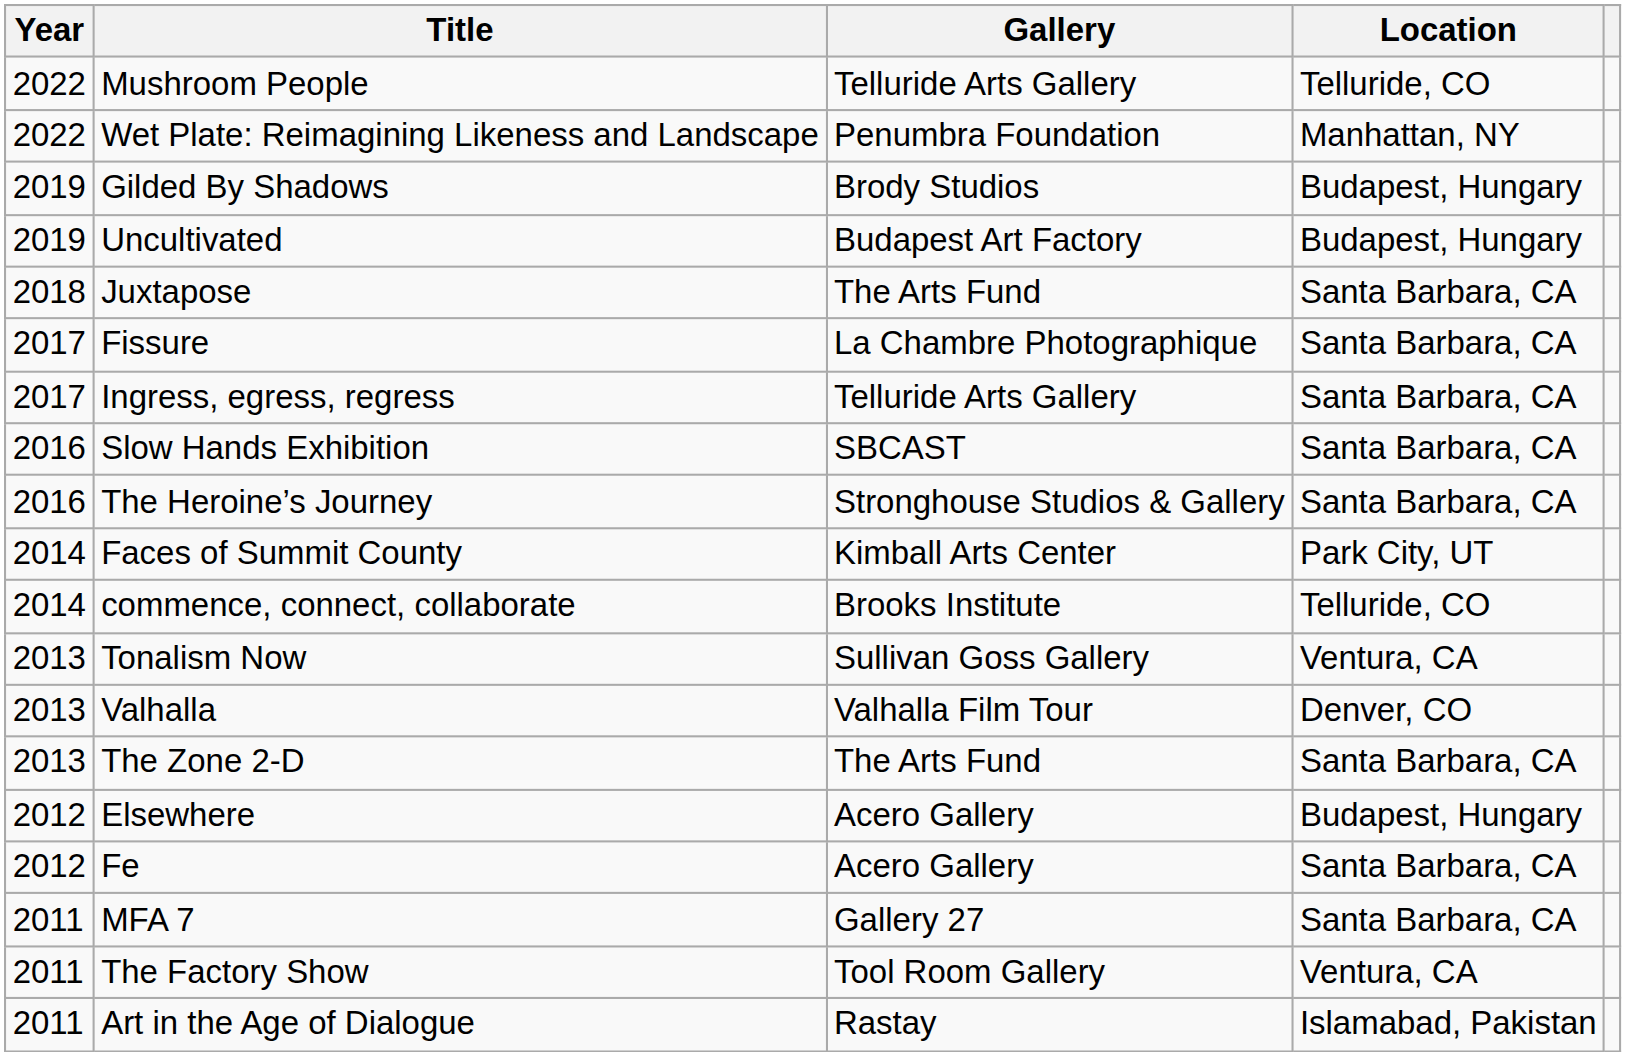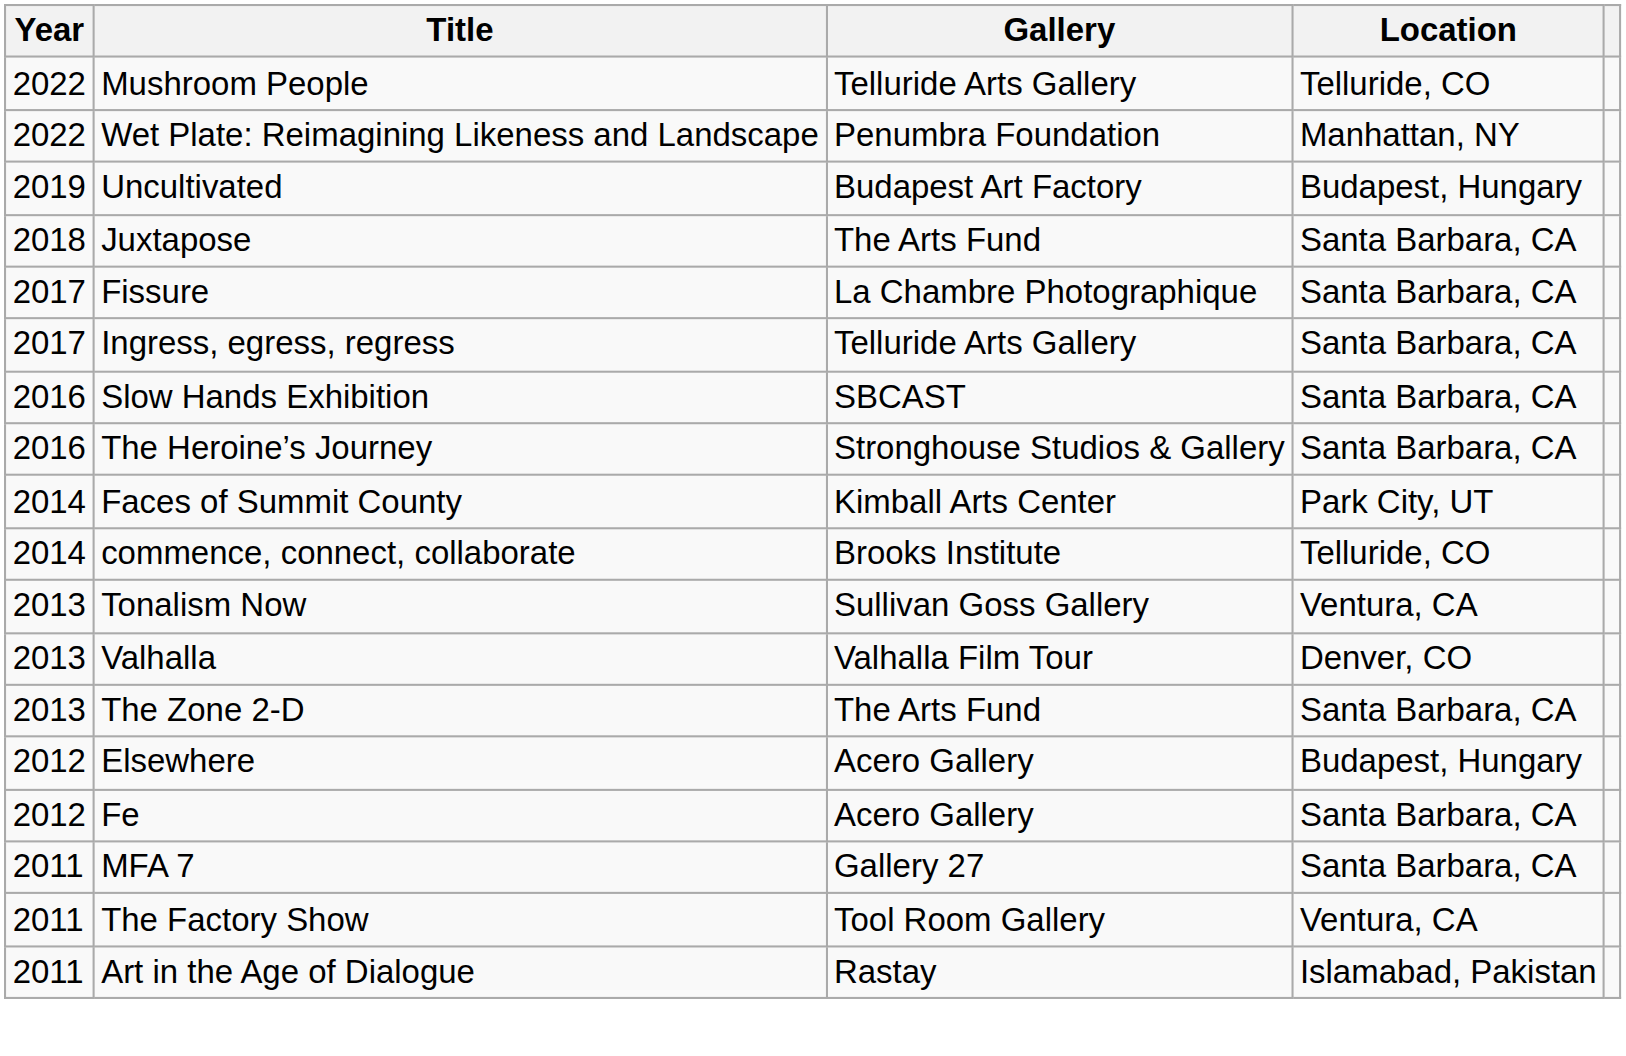- row: (245, 187)
